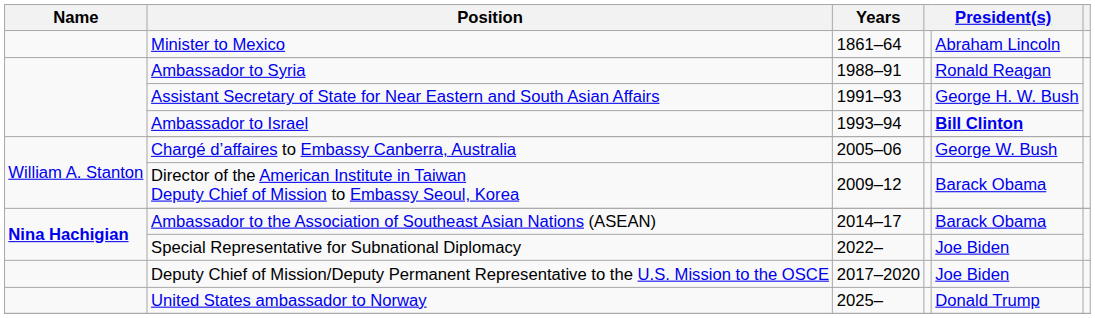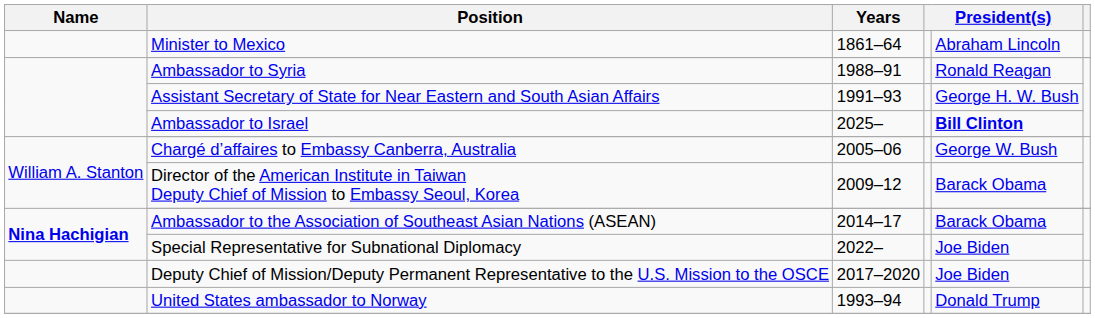(869, 123) 1993–94 -> (860, 123) 2025–
(860, 300) 2025– -> (869, 300) 1993–94
